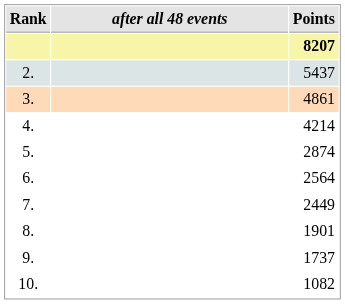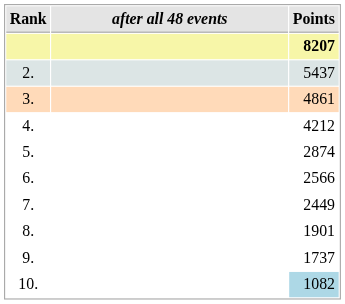(319, 125) 4214 -> (319, 125) 4212
(319, 178) 2564 -> (319, 178) 2566
(319, 284) no background -> (319, 284) lightblue background
